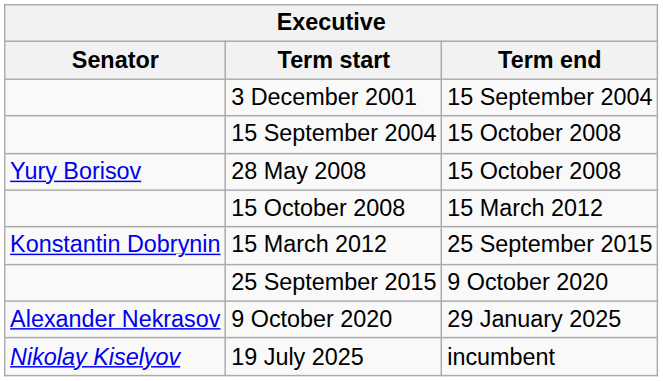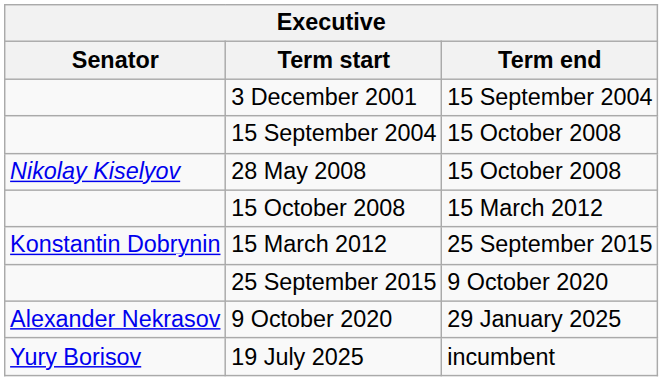(76, 171) Yury Borisov -> (95, 171) Nikolay Kiselyov
(95, 356) Nikolay Kiselyov -> (76, 356) Yury Borisov
